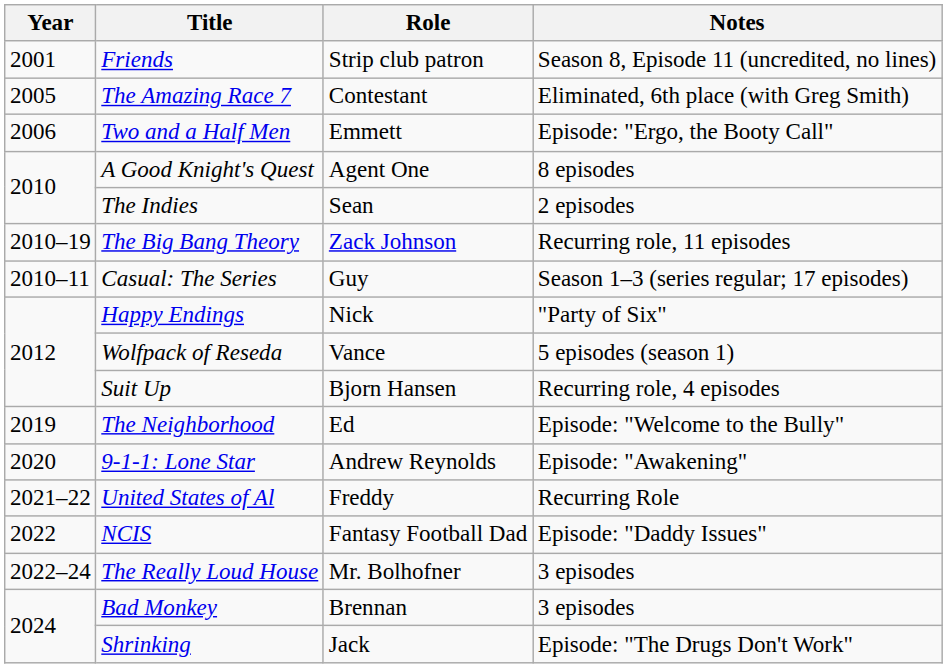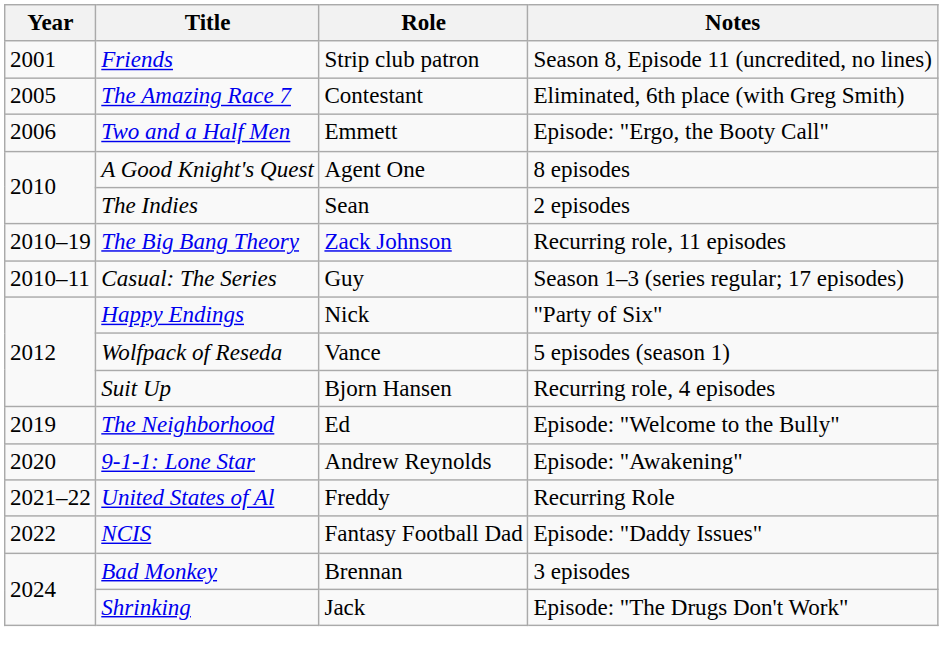- row: (210, 570)
